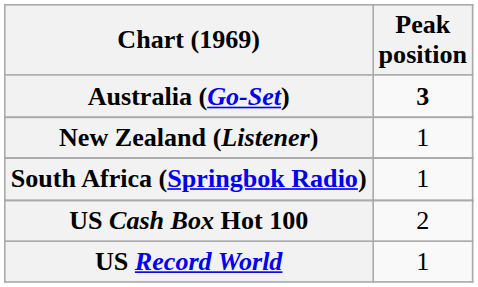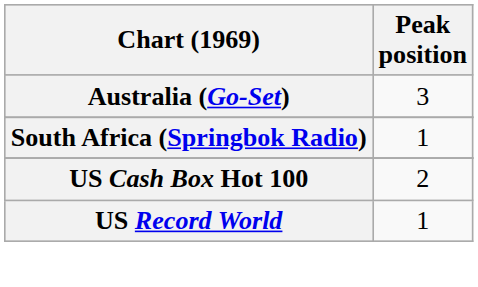(423, 95) bold -> (423, 95) normal
- row: (189, 137)
